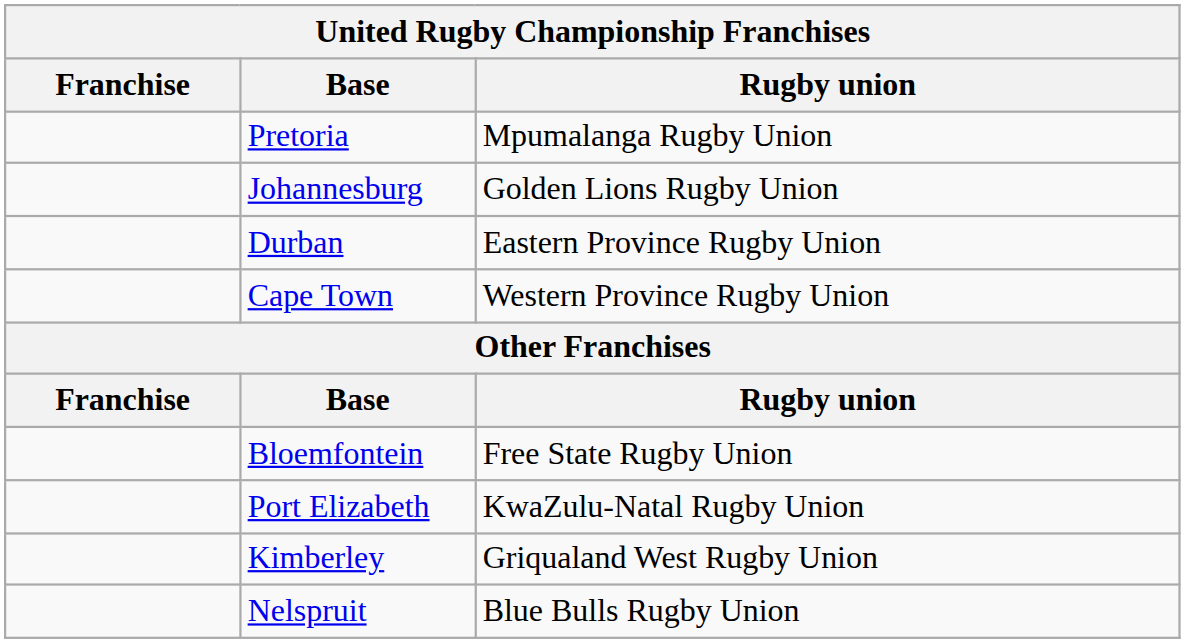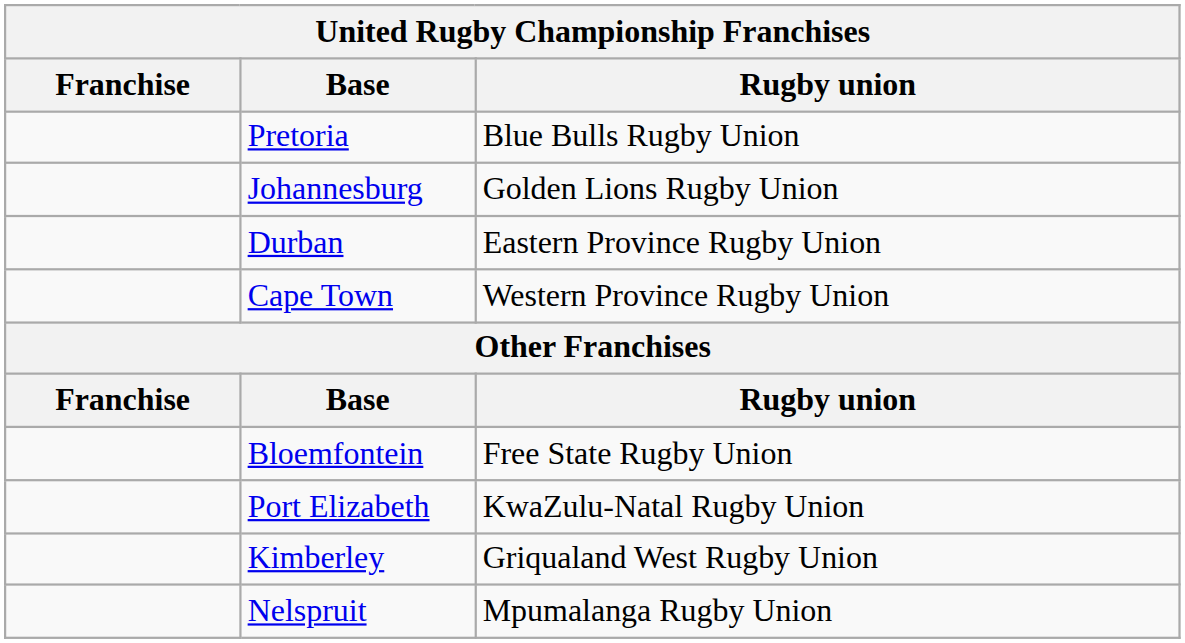(657, 136) Mpumalanga Rugby Union -> (641, 136) Blue Bulls Rugby Union
(641, 611) Blue Bulls Rugby Union -> (657, 611) Mpumalanga Rugby Union
